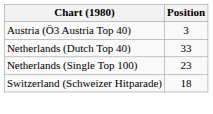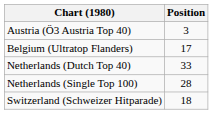+ row: (70, 48)
(186, 65) 23 -> (186, 83) 28
